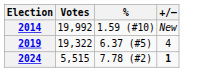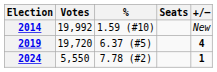+ column: (174, 12)
(75, 44) 19,322 -> (75, 44) 19,720
(168, 44) normal -> (202, 44) bold
(75, 59) 5,515 -> (75, 59) 5,550
